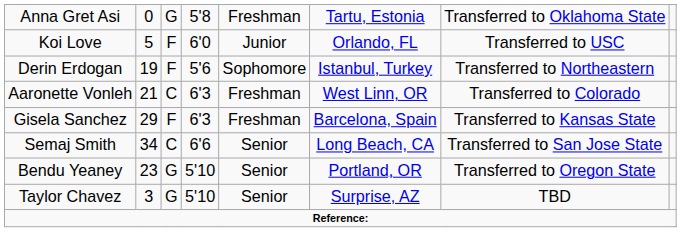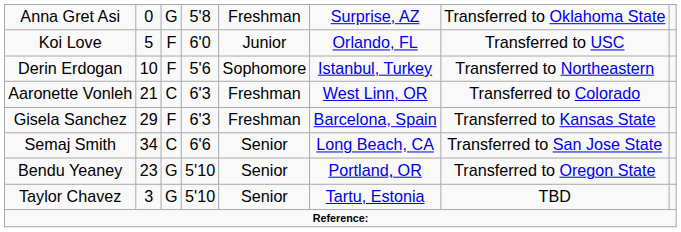(375, 17) Tartu, Estonia -> (375, 17) Surprise, AZ
(149, 68) 19 -> (149, 68) 10
(375, 196) Surprise, AZ -> (375, 196) Tartu, Estonia
